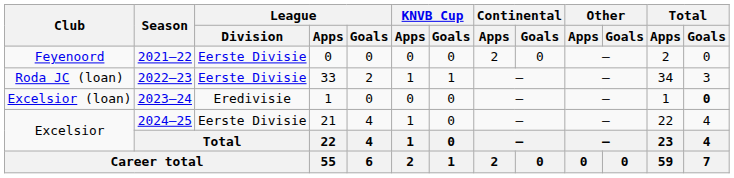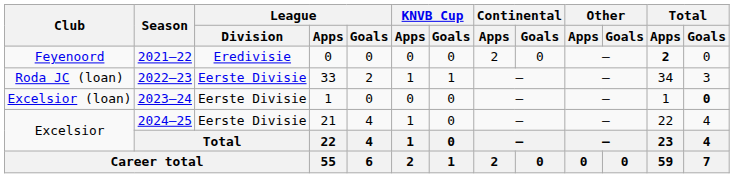(252, 57) Eerste Divisie -> (252, 57) Eredivisie
(666, 57) normal -> (666, 57) bold
(252, 99) Eredivisie -> (252, 99) Eerste Divisie
